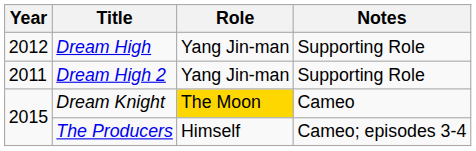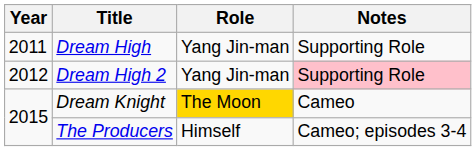(28, 46) 2012 -> (28, 46) 2011
(28, 74) 2011 -> (28, 74) 2012
(361, 74) no background -> (361, 74) pink background
